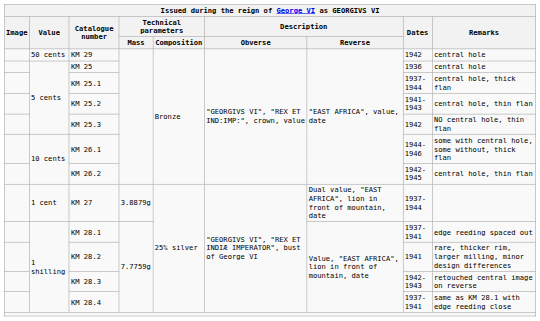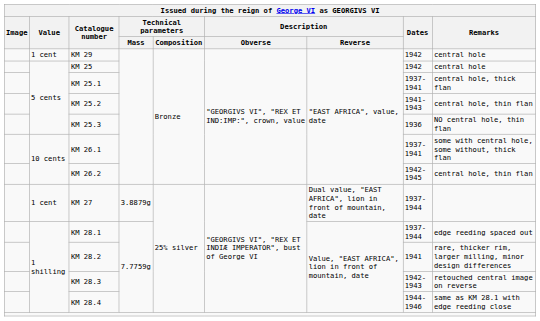(48, 54) 50 cents -> (44, 54) 1 cent
(413, 66) 1936 -> (413, 66) 1942
(415, 83) 1937-1944 -> (415, 83) 1937-1941
(413, 124) 1942 -> (413, 124) 1936
(415, 149) 1944-1946 -> (415, 149) 1937-1941
(415, 232) 1937-1941 -> (415, 232) 1937-1944
(415, 302) 1937-1941 -> (415, 302) 1944-1946
